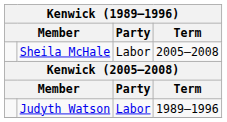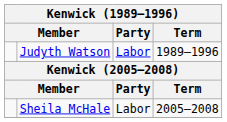rows swapped: (65, 108) <-> (65, 52)
